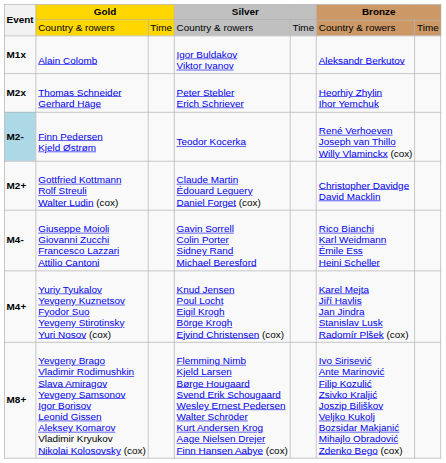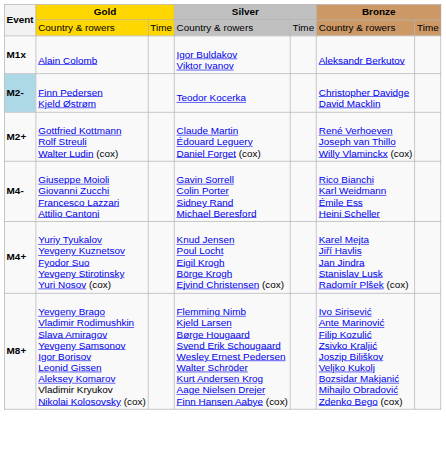- row: (80, 98)
(366, 142) René Verhoeven Joseph van Thillo Willy Vlaminckx (cox) -> (364, 98) Christopher Davidge David Macklin
(364, 191) Christopher Davidge David Macklin -> (366, 142) René Verhoeven Joseph van Thillo Willy Vlaminckx (cox)
